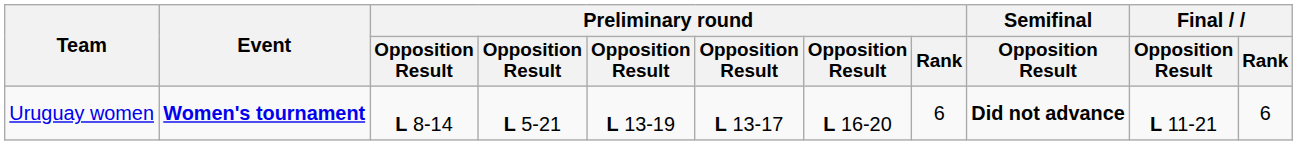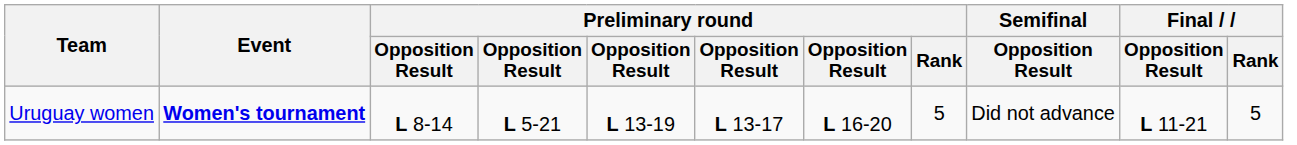(939, 114) 6 -> (939, 114) 5
(1048, 114) bold -> (1043, 114) normal
(1265, 114) 6 -> (1255, 114) 5
